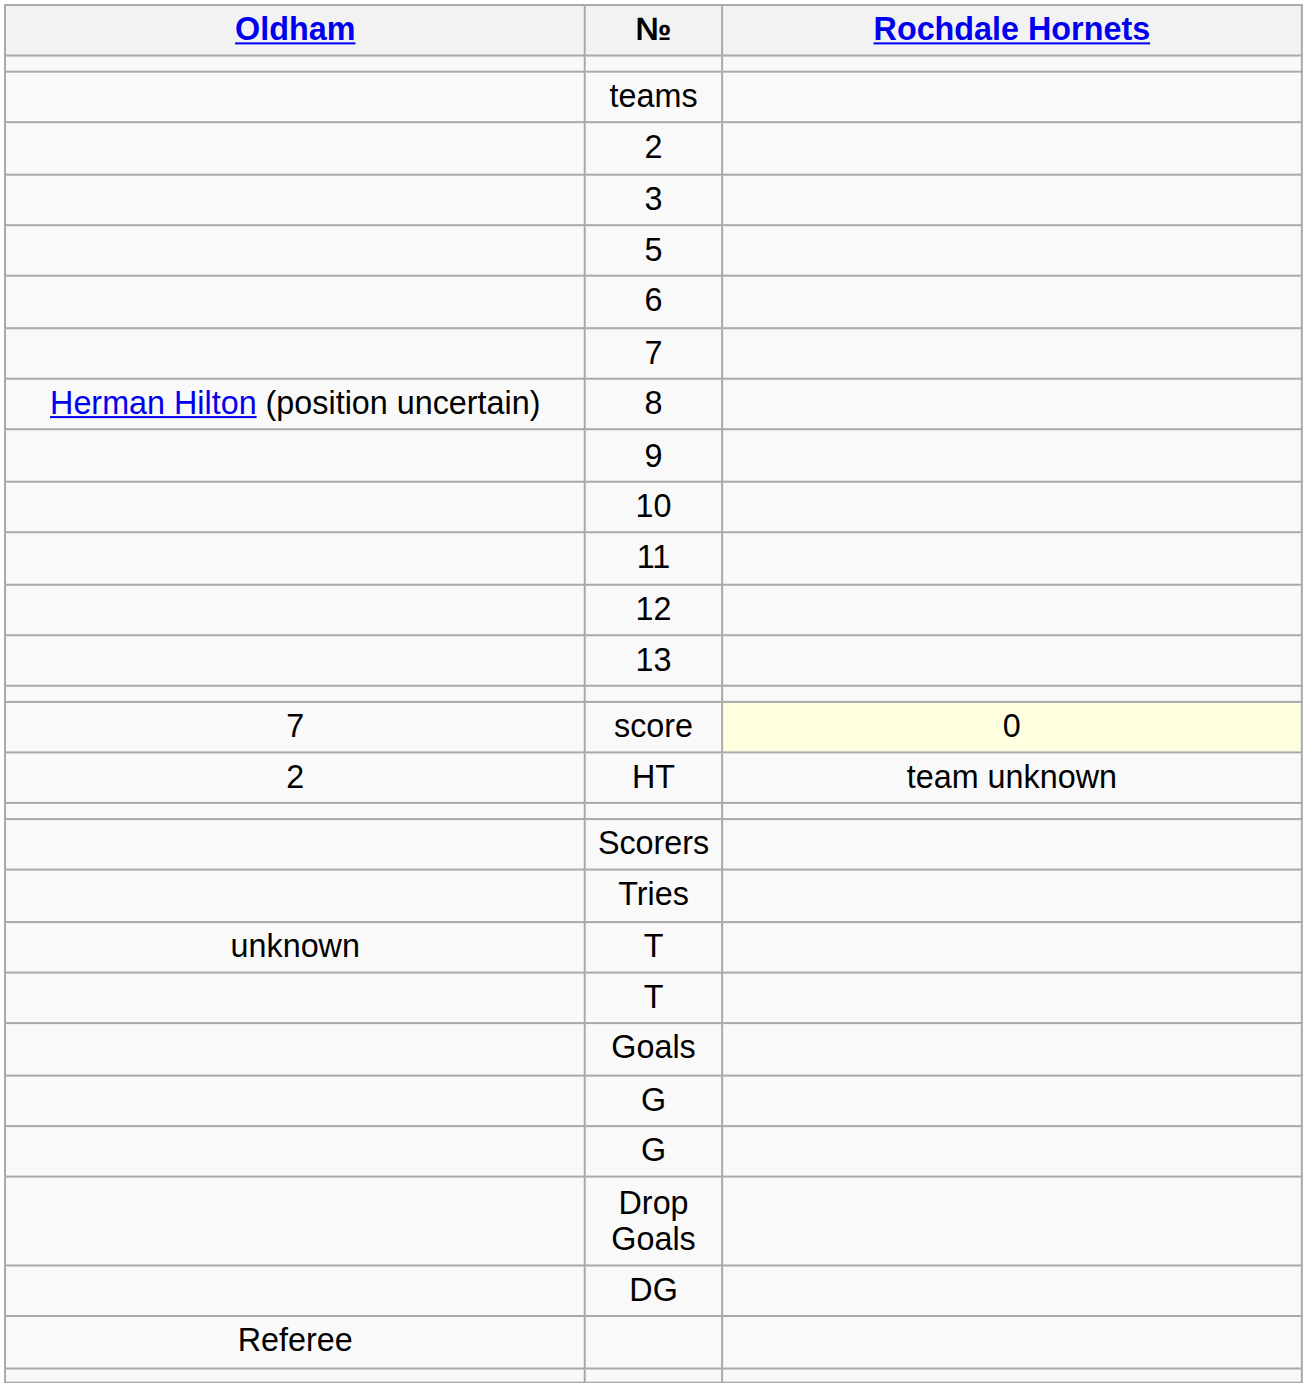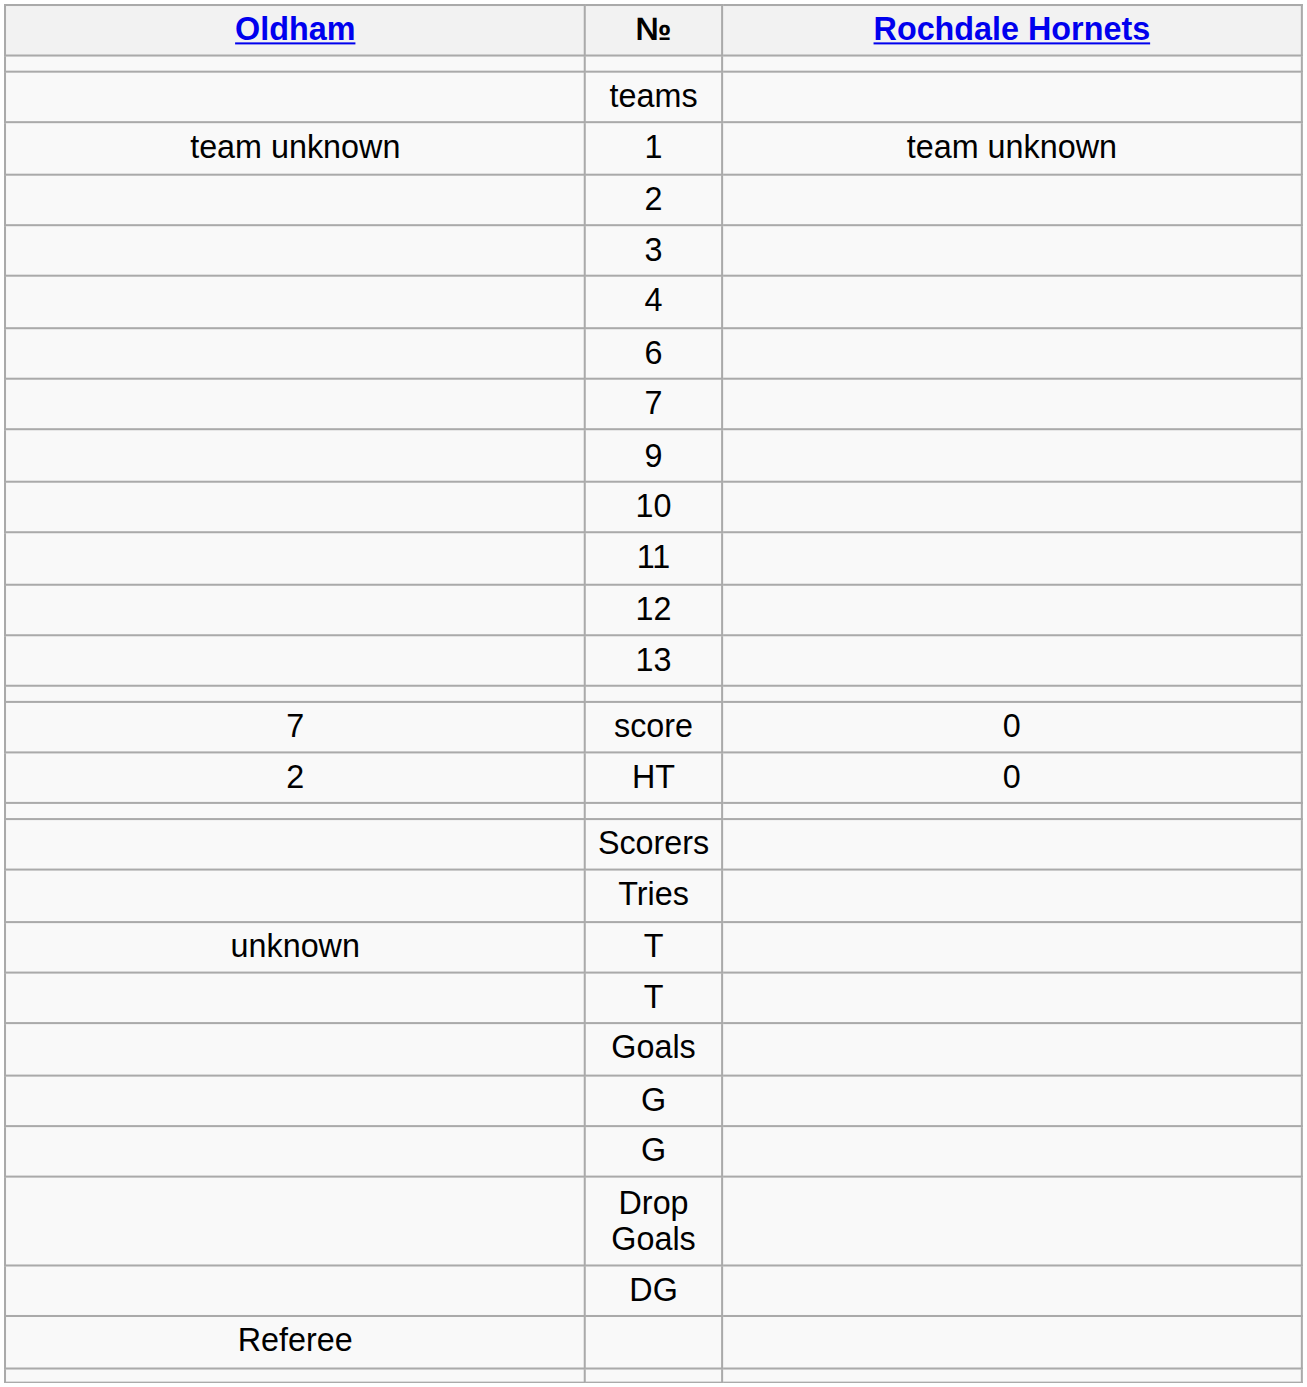+ row: (295, 147)
+ row: (295, 302)
- row: (295, 251)
- row: (295, 403)
(1012, 726) lightyellow background -> (1012, 726) no background
(1012, 777) team unknown -> (1012, 777) 0
